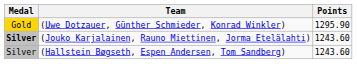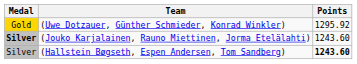(332, 25) 1295.90 -> (332, 25) 1295.92
(332, 52) normal -> (332, 52) bold
